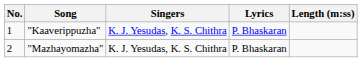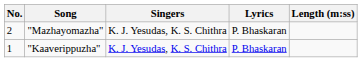rows swapped: (64, 31) <-> (65, 48)
